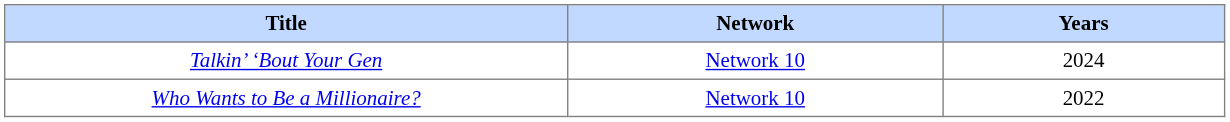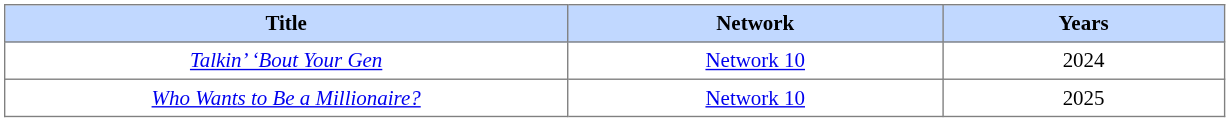(1084, 97) 2022 -> (1084, 97) 2025
